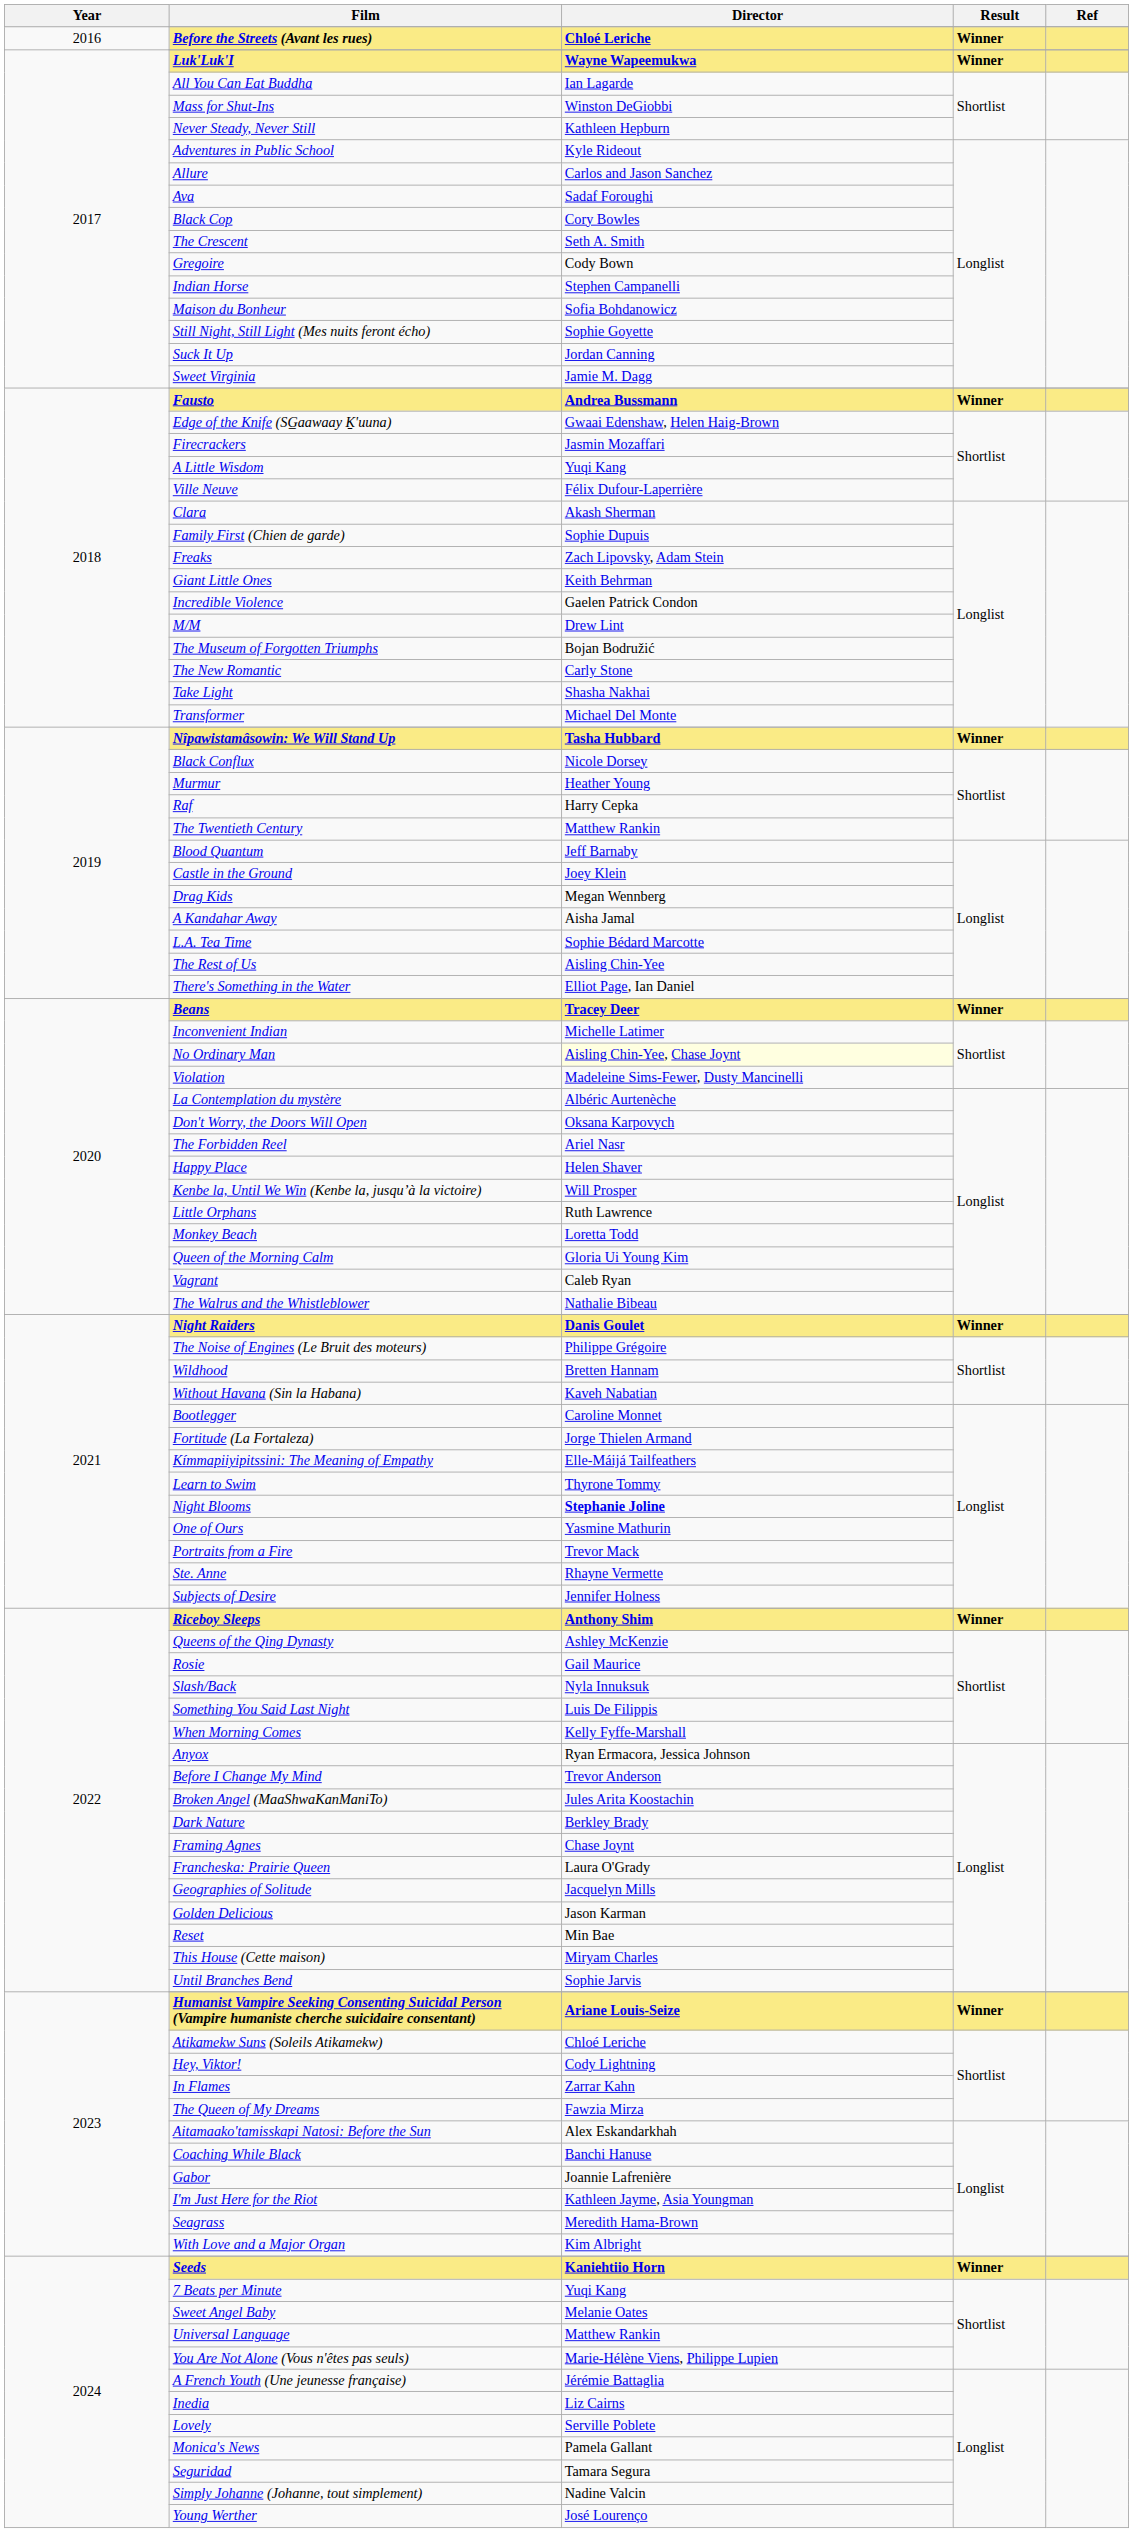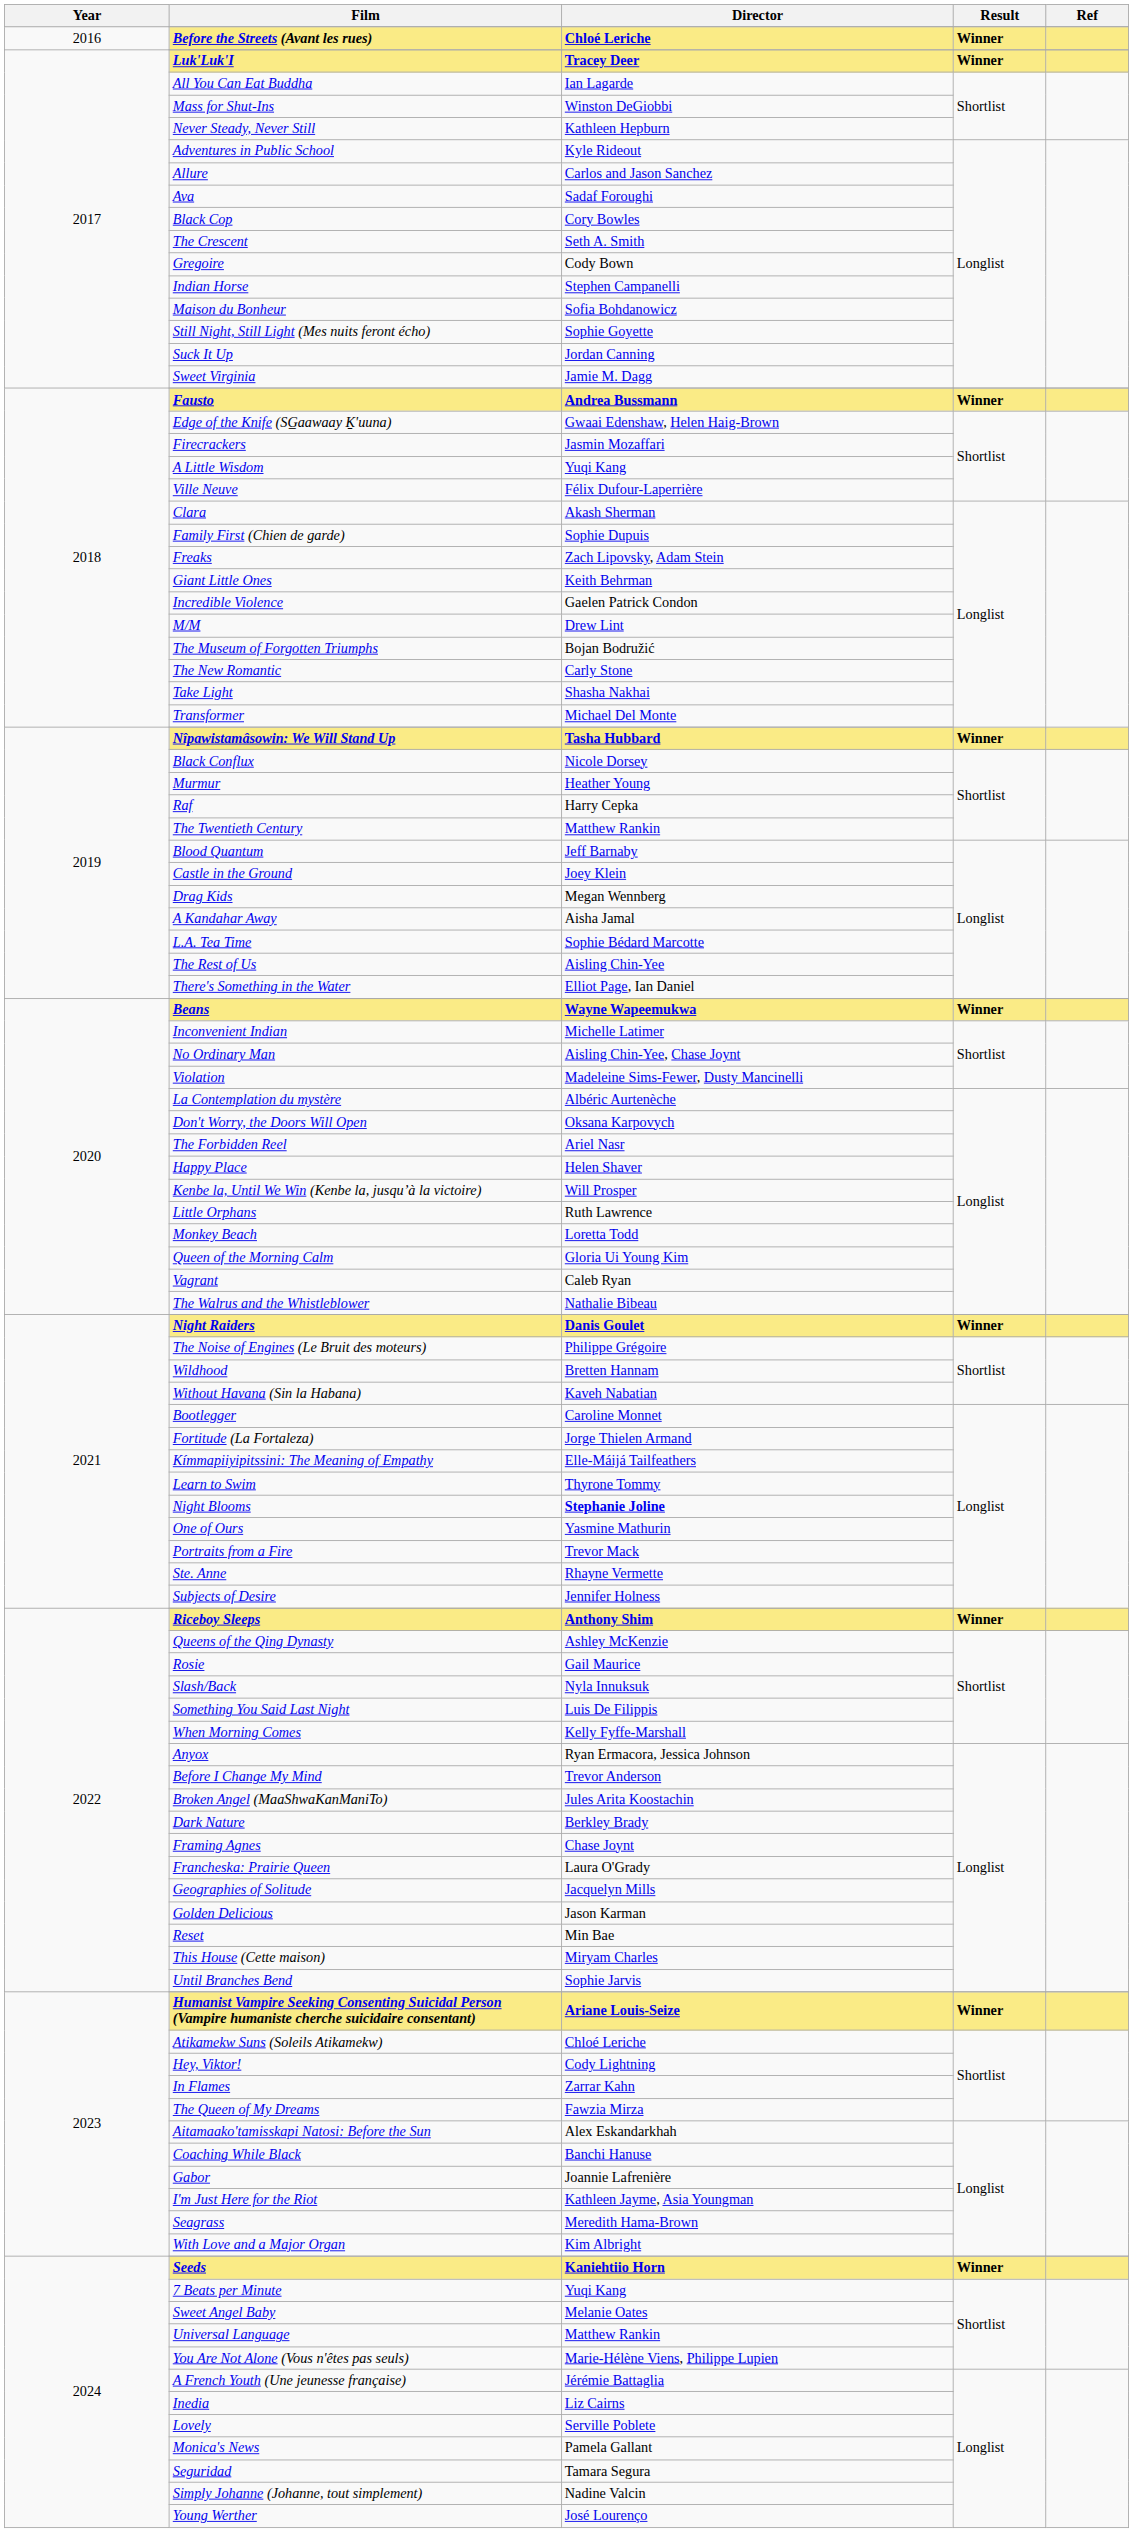(631, 60) Wayne Wapeemukwa -> (602, 60) Tracey Deer
(602, 1009) Tracey Deer -> (631, 1009) Wayne Wapeemukwa
(653, 1054) lightyellow background -> (653, 1054) no background
